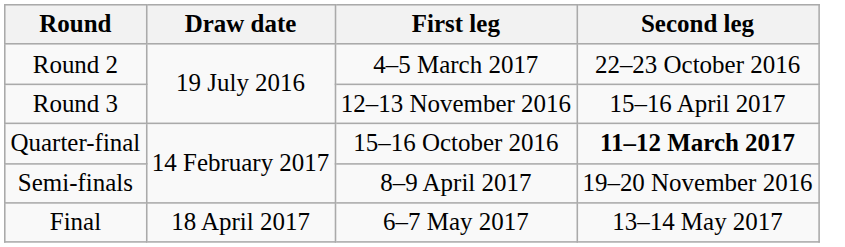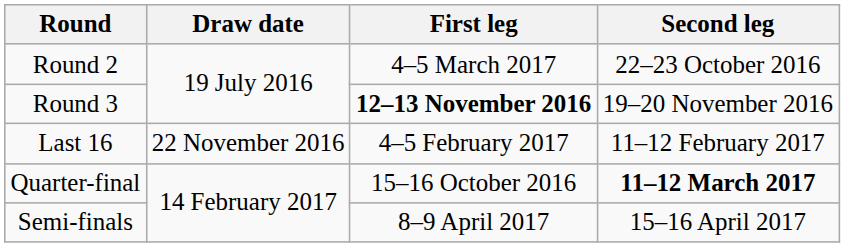(456, 103) normal -> (474, 103) bold
(698, 103) 15–16 April 2017 -> (718, 103) 19–20 November 2016
+ row: (75, 143)
(698, 182) 19–20 November 2016 -> (718, 222) 15–16 April 2017
- row: (75, 222)
